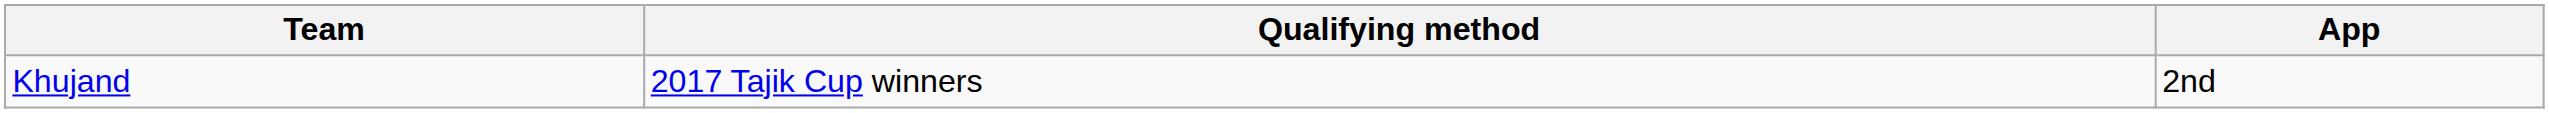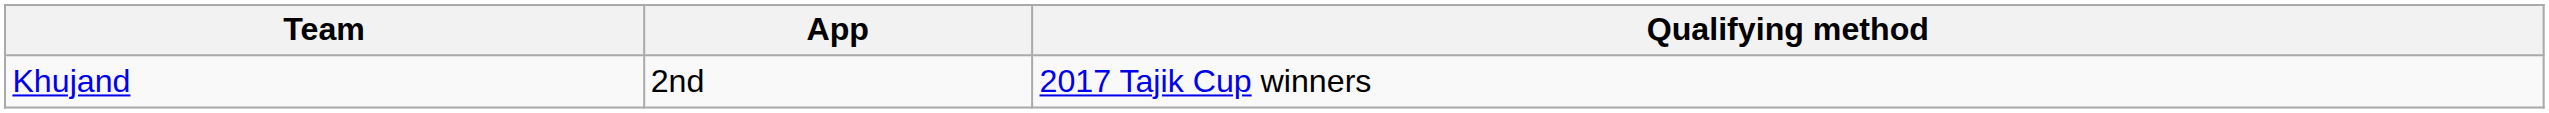columns swapped: (1399, 30) <-> (2349, 30)
